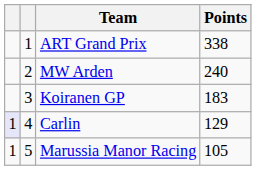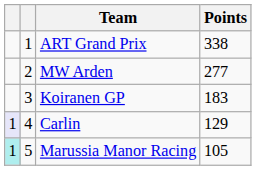(216, 70) 240 -> (216, 70) 277
(12, 150) no background -> (12, 150) paleturquoise background
